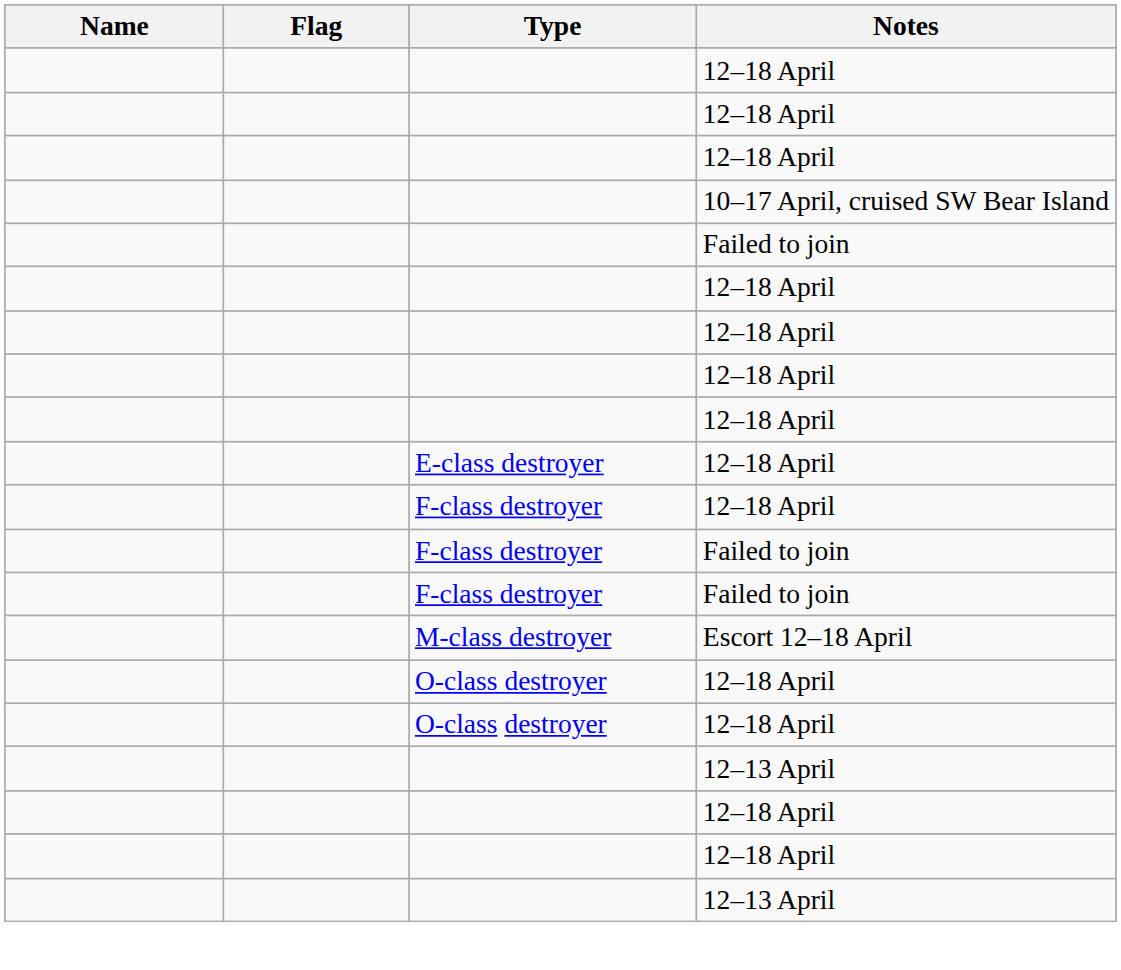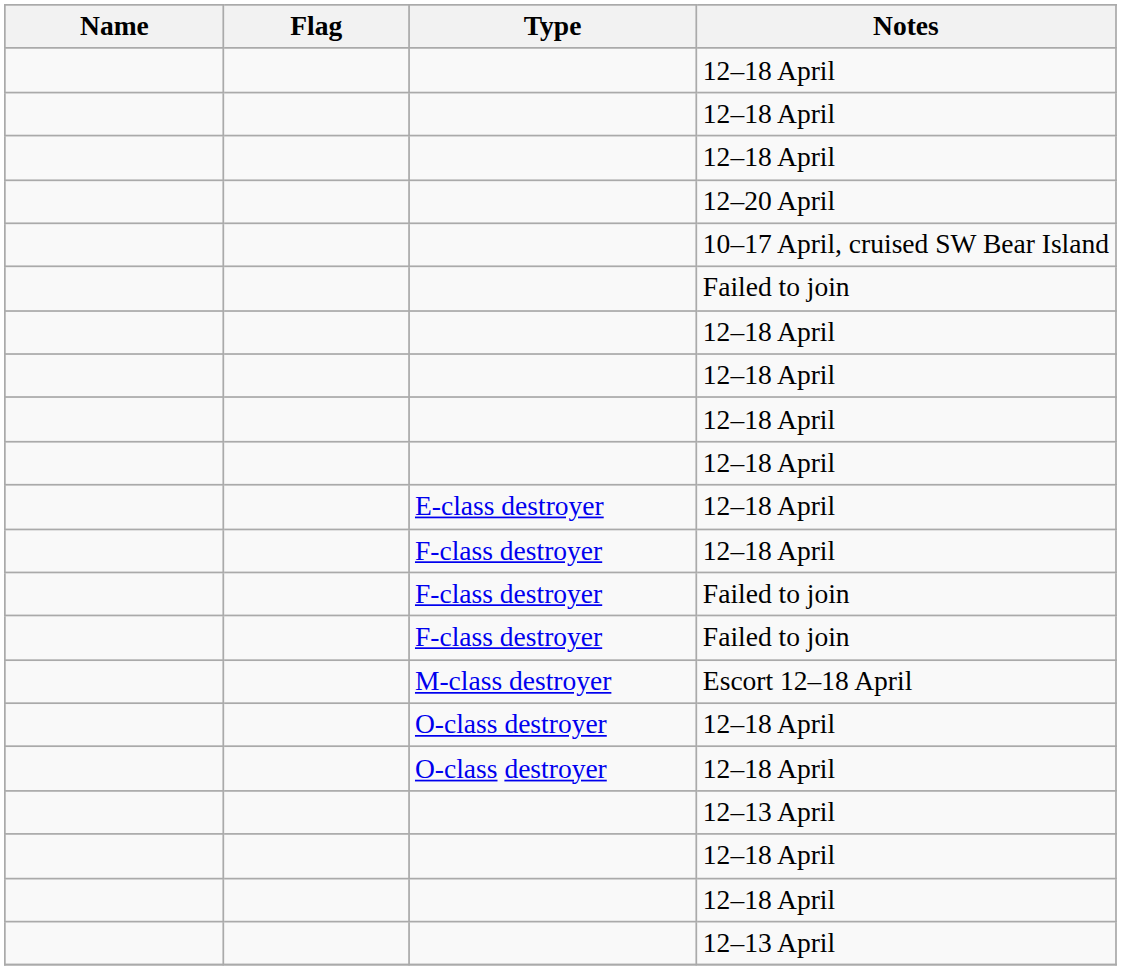+ row: (553, 201)
